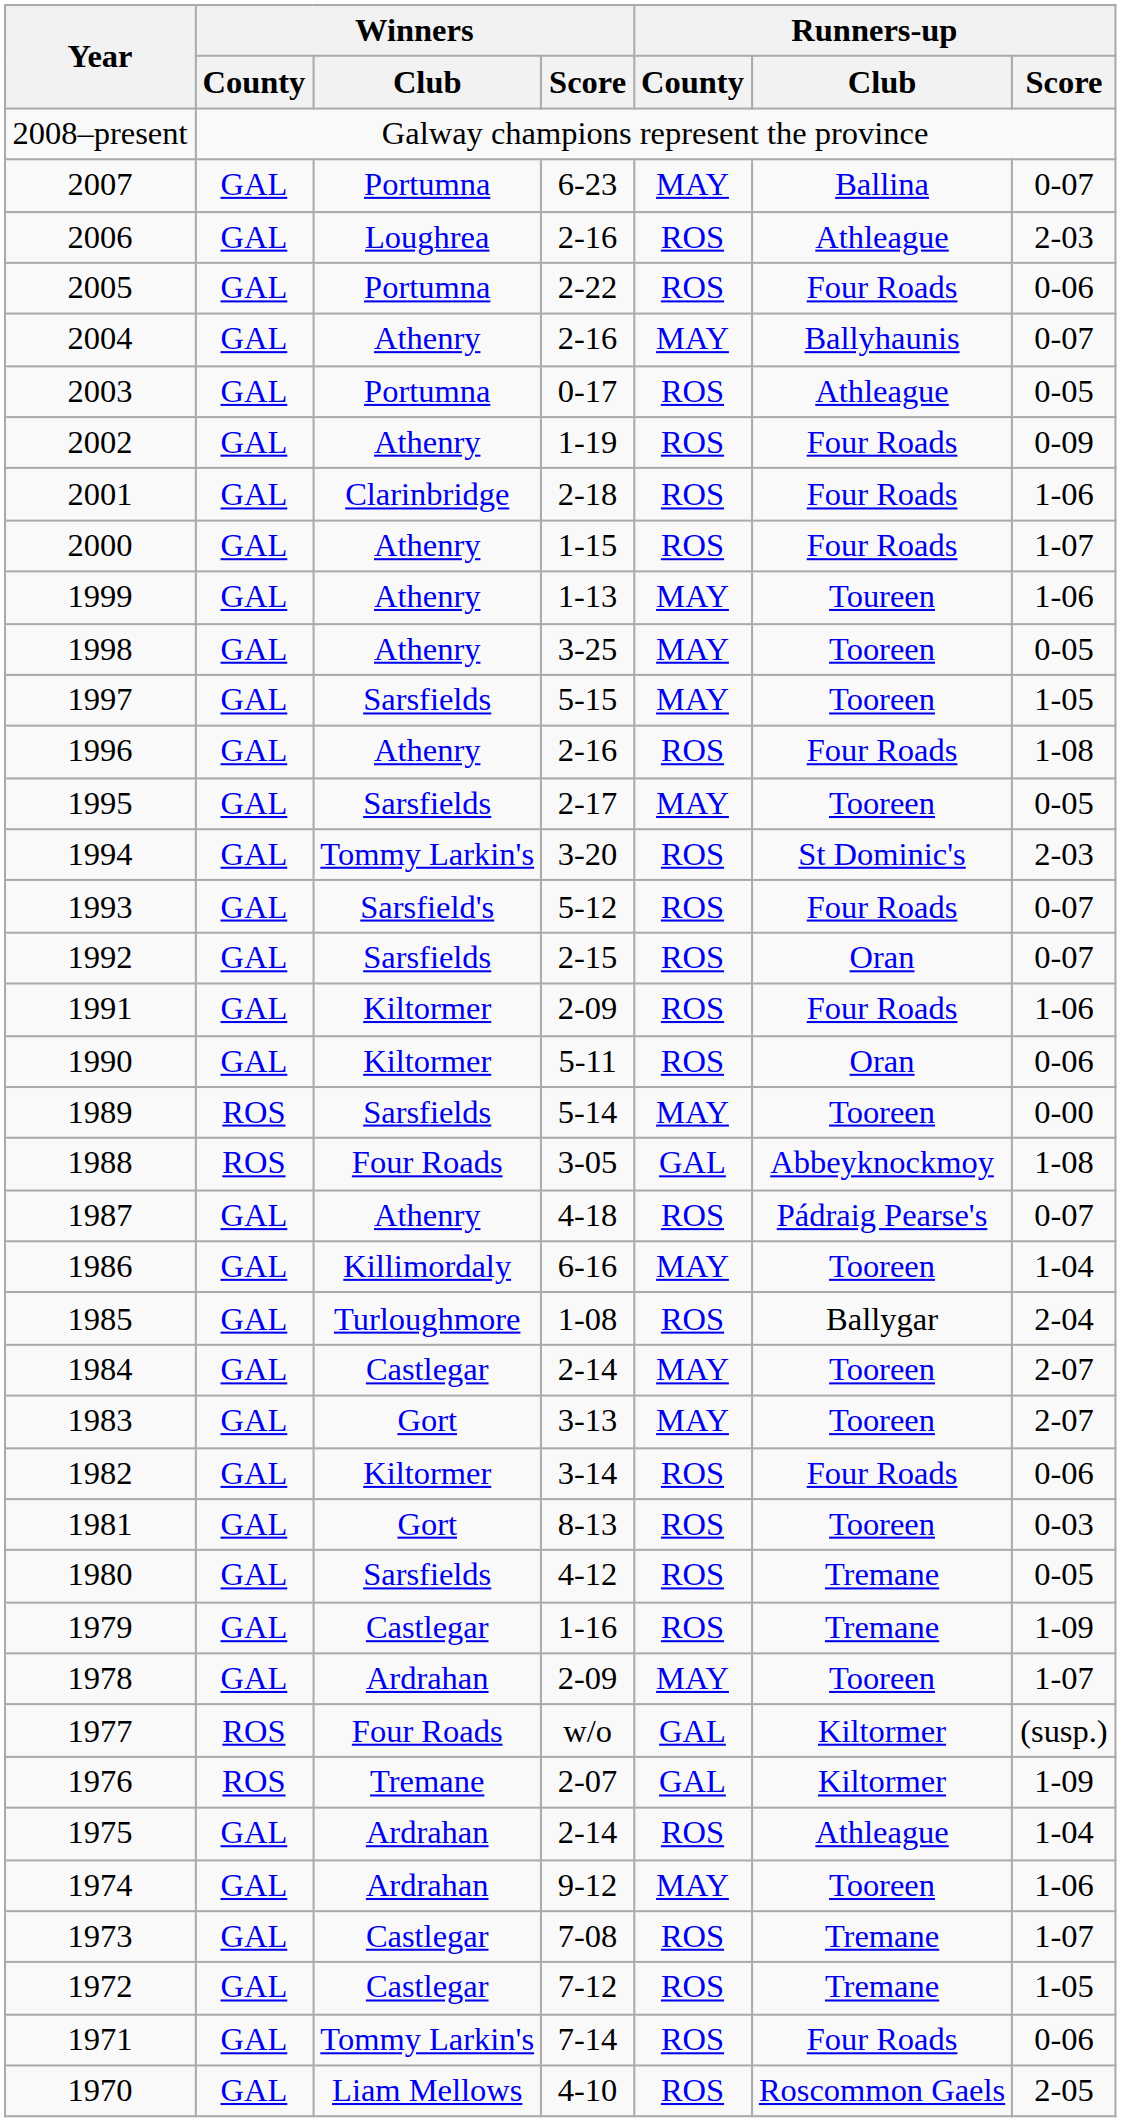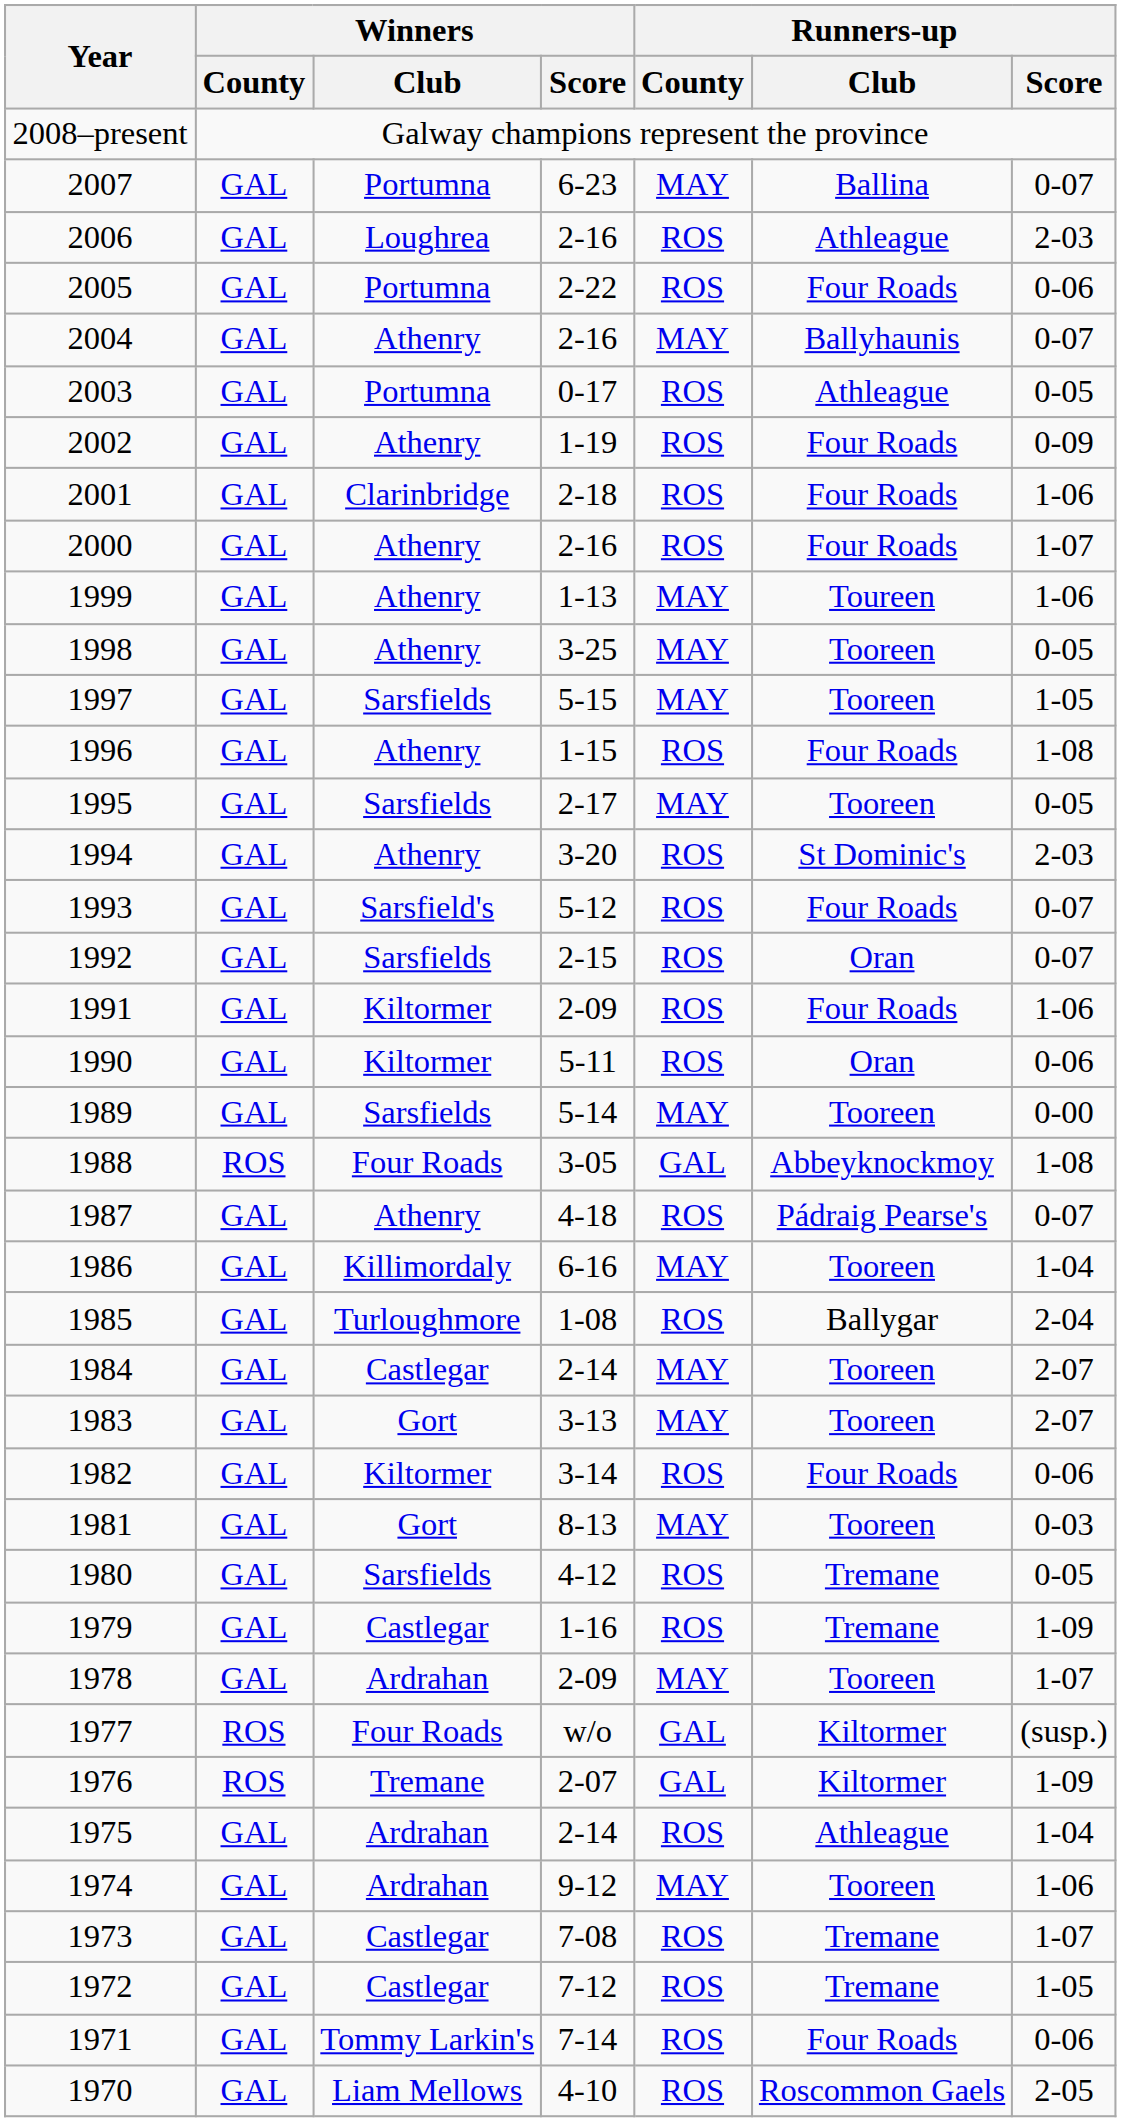(588, 545) 1-15 -> (588, 545) 2-16
(588, 751) 2-16 -> (588, 751) 1-15
(427, 854) Tommy Larkin's -> (427, 854) Athenry
(254, 1111) ROS -> (254, 1111) GAL
(692, 1524) ROS -> (692, 1524) MAY
